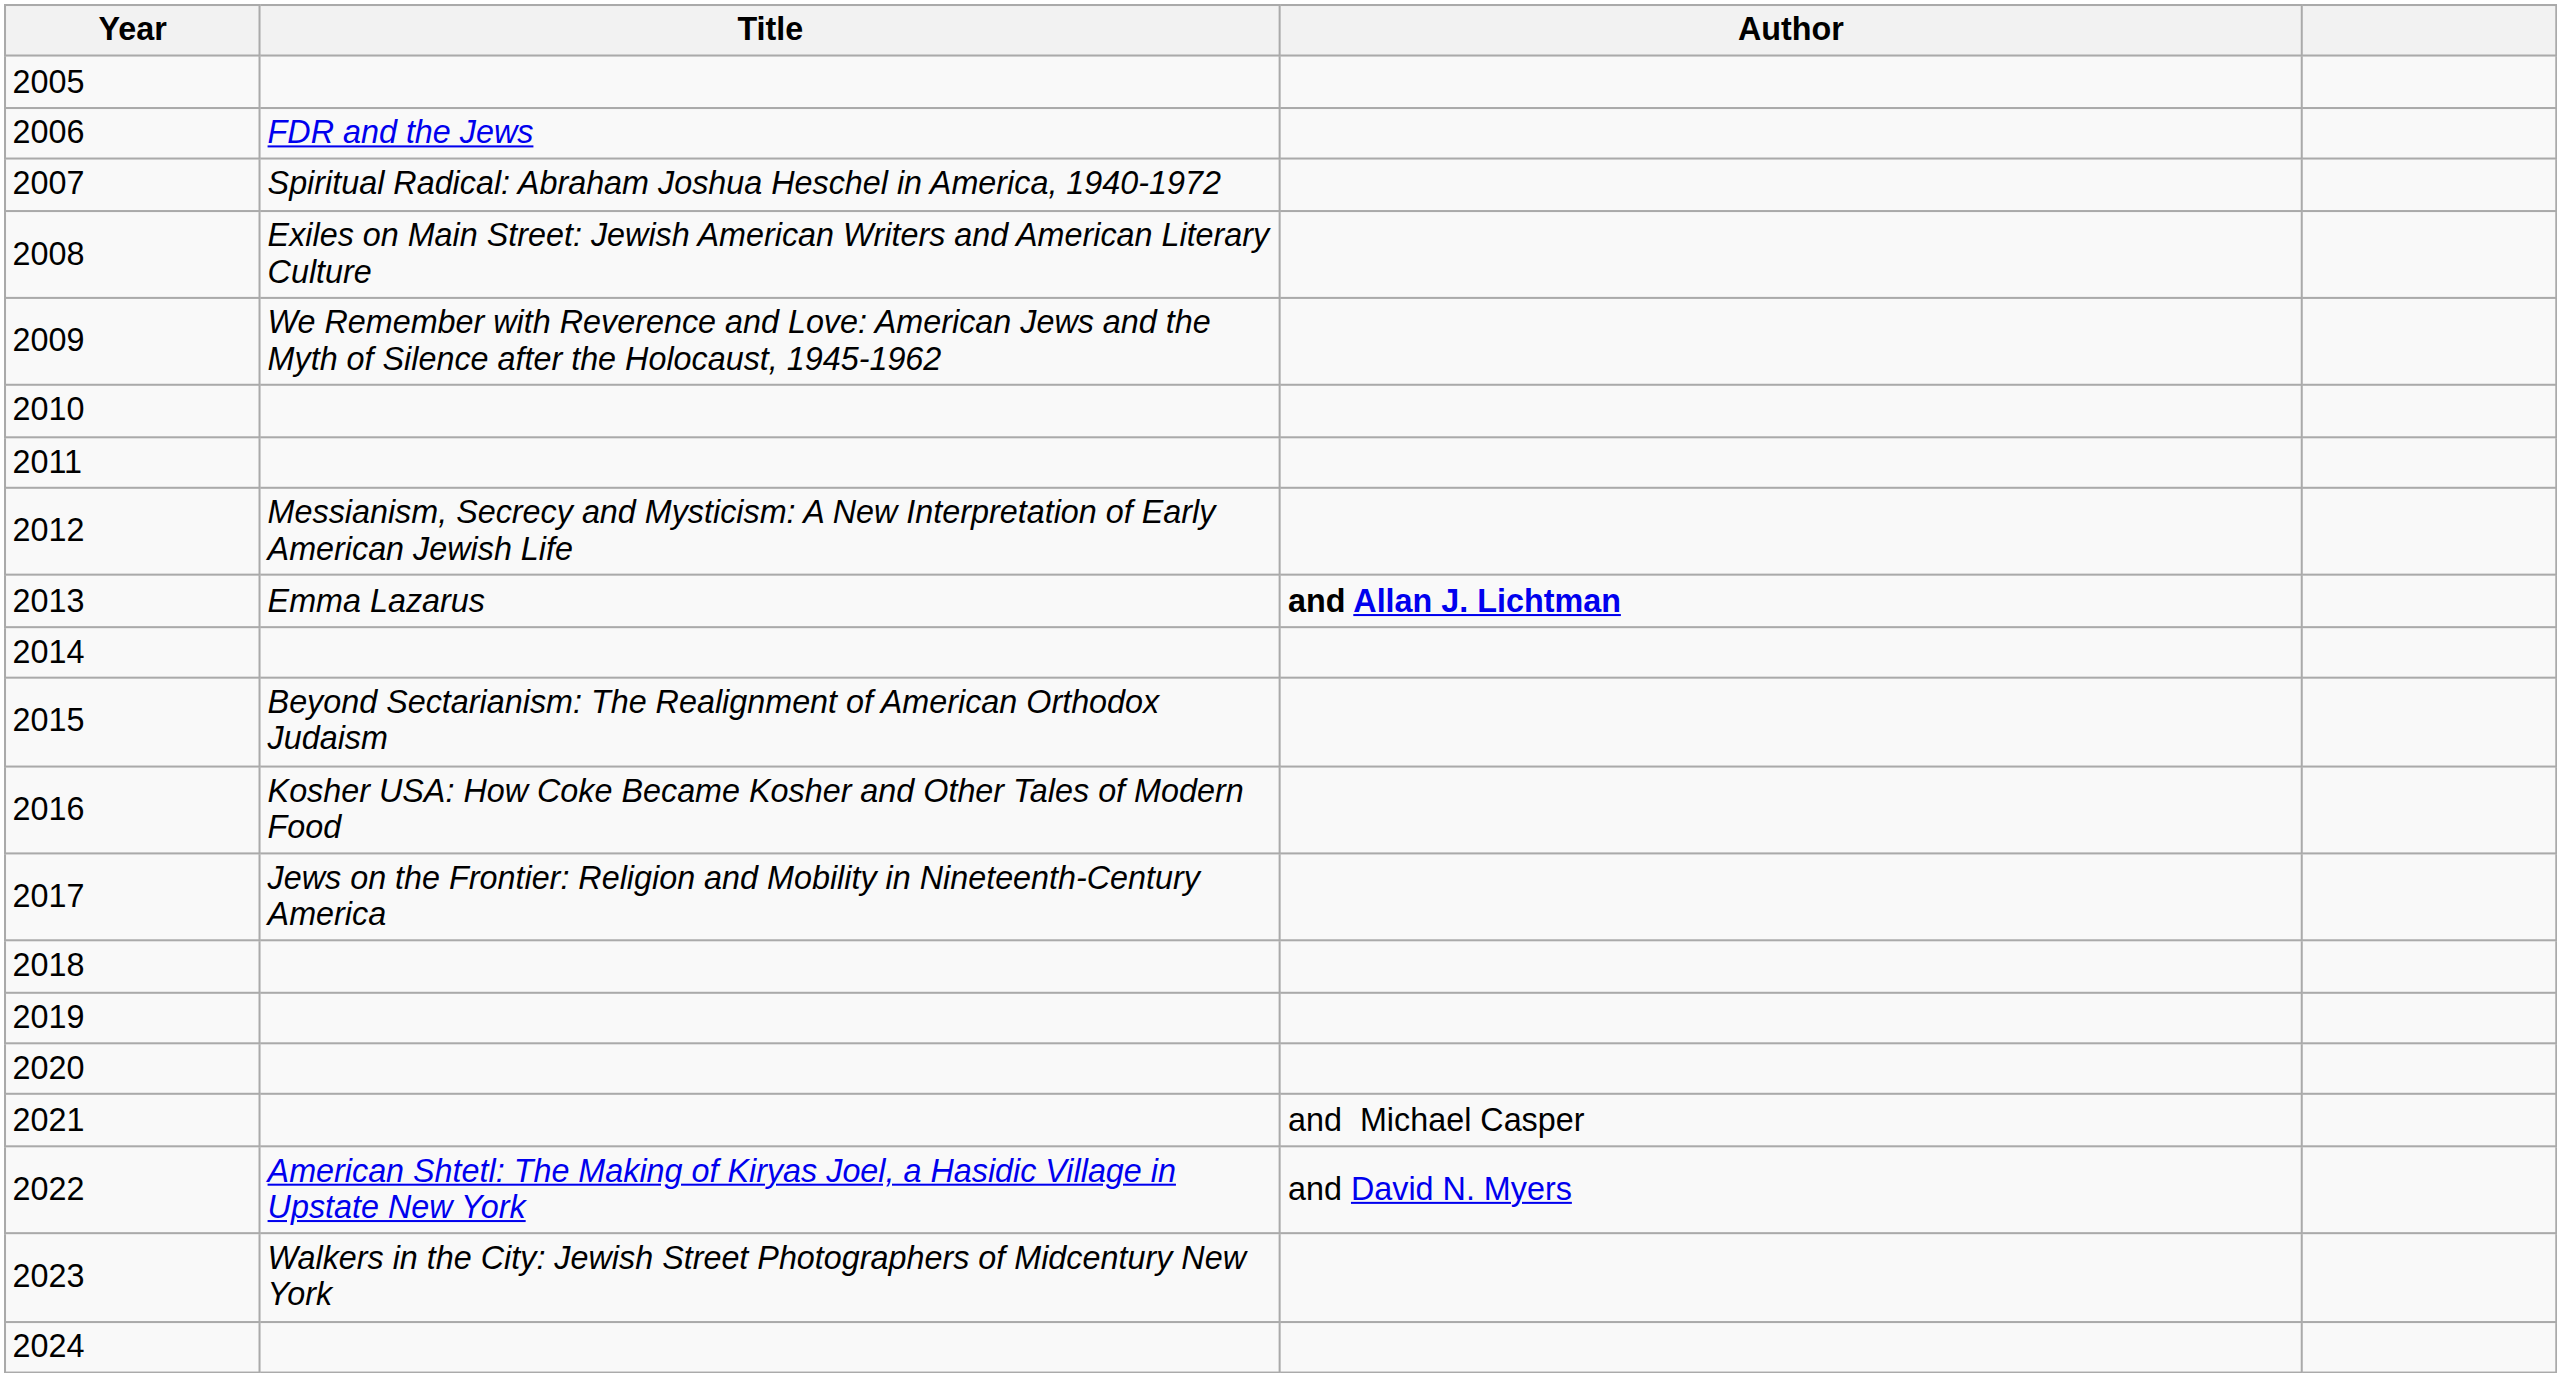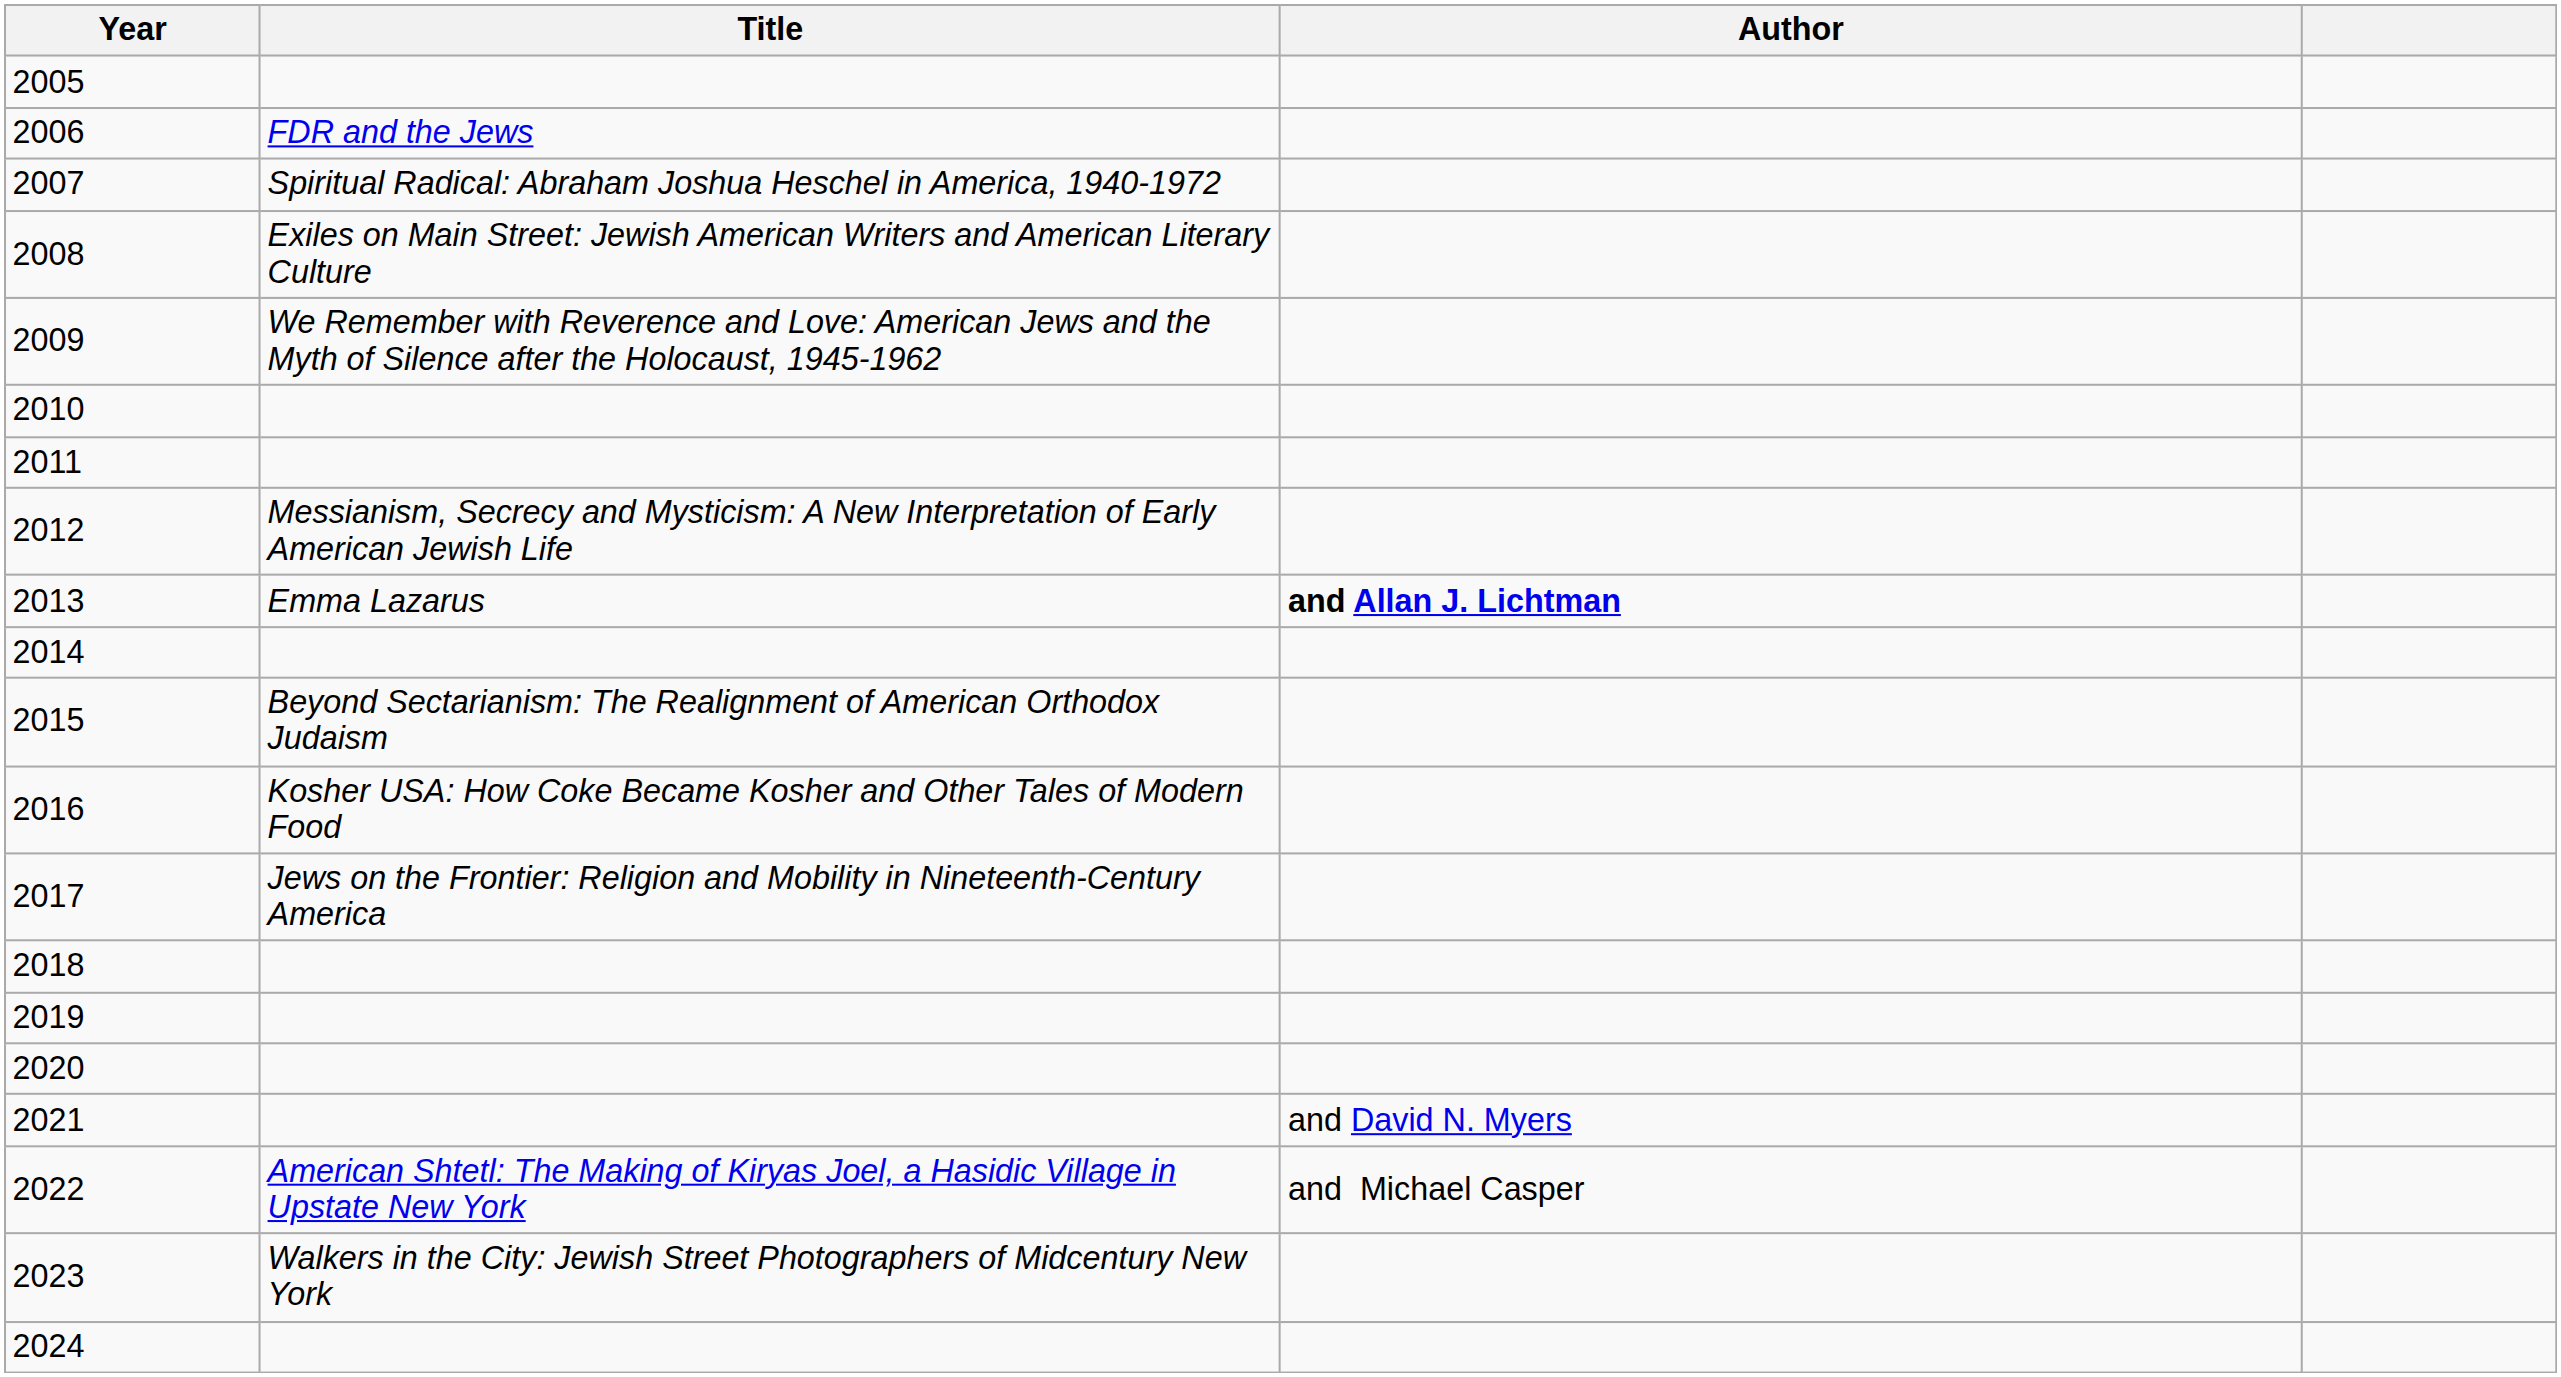(1436, 1119) and Michael Casper -> (1430, 1119) and David N. Myers
(1430, 1189) and David N. Myers -> (1436, 1189) and Michael Casper
